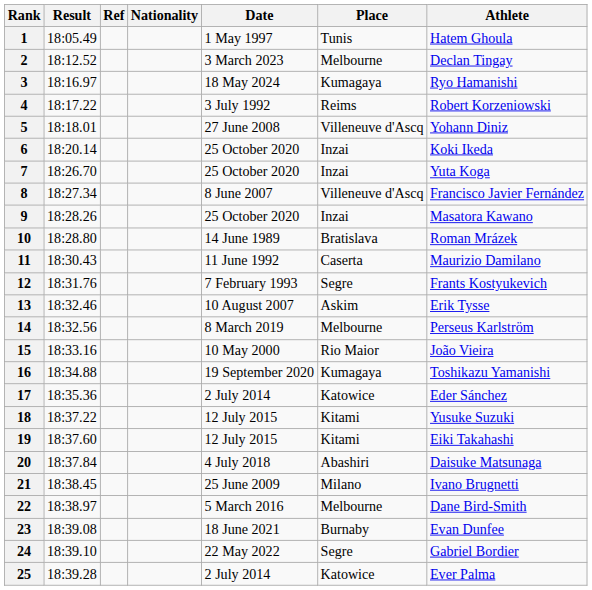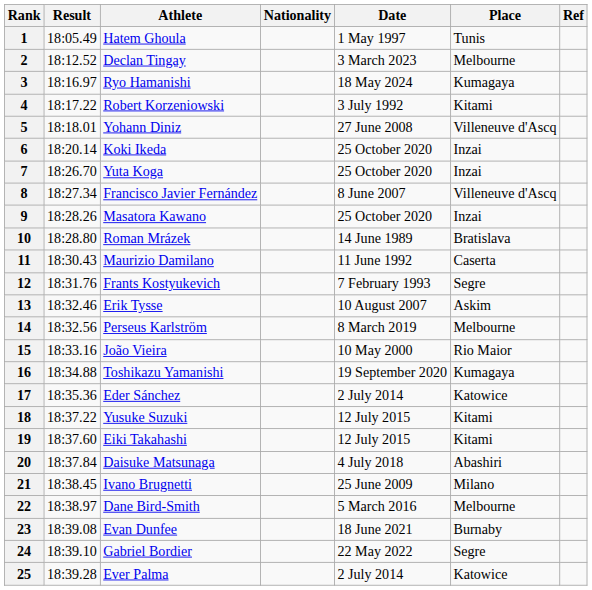columns swapped: (507, 15) <-> (114, 15)
(339, 104) Reims -> (473, 104) Kitami
